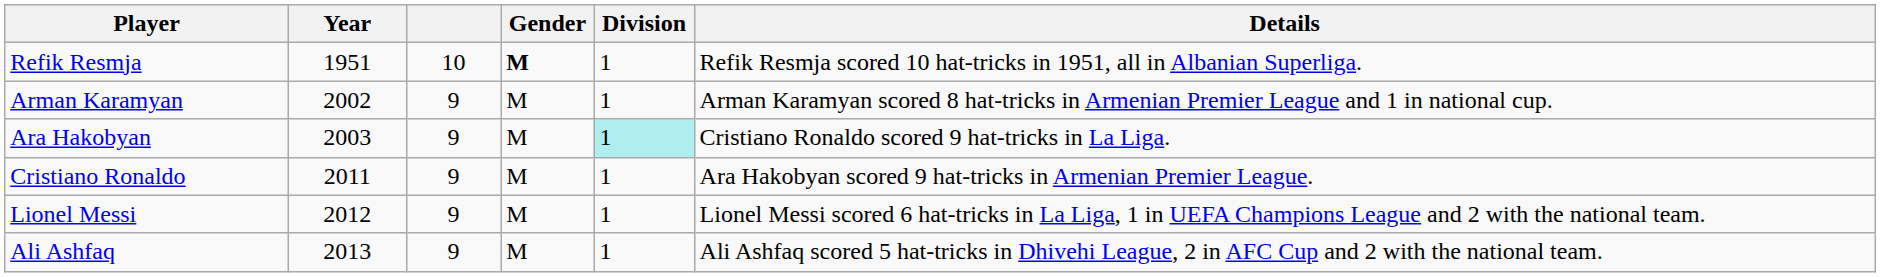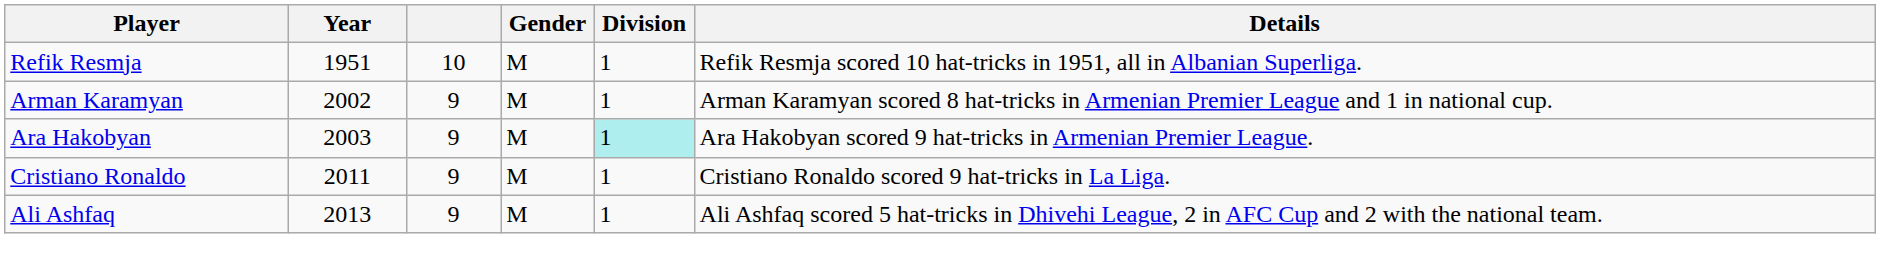(518, 61) bold -> (517, 61) normal
(935, 137) Cristiano Ronaldo scored 9 hat-tricks in La Liga. -> (1006, 137) Ara Hakobyan scored 9 hat-tricks in Armenian Premier League.
(1006, 175) Ara Hakobyan scored 9 hat-tricks in Armenian Premier League. -> (935, 175) Cristiano Ronaldo scored 9 hat-tricks in La Liga.
- row: (73, 213)
